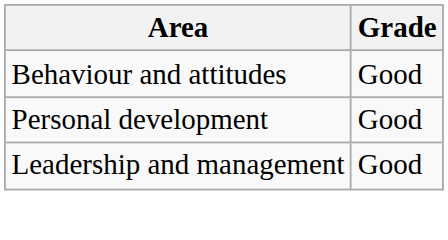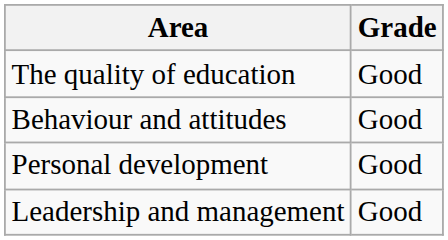+ row: (154, 73)
